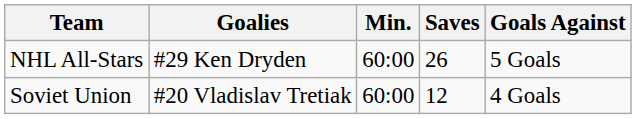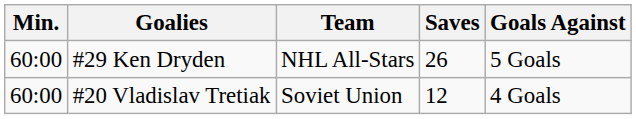columns swapped: (388, 22) <-> (77, 22)
